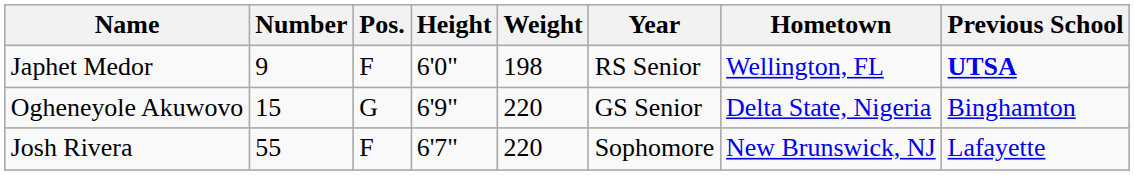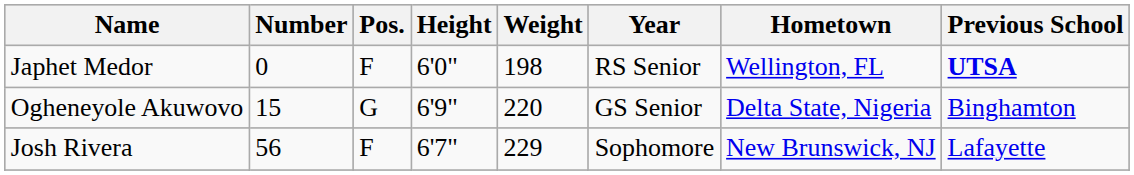(262, 66) 9 -> (262, 66) 0
(268, 148) 55 -> (268, 148) 56
(523, 148) 220 -> (523, 148) 229
